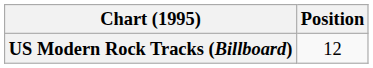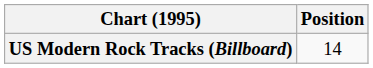(333, 48) 12 -> (333, 48) 14
